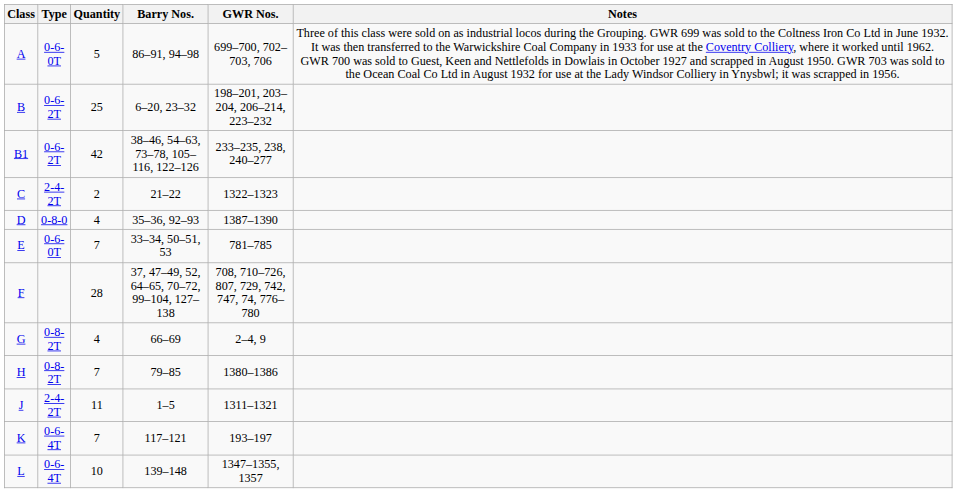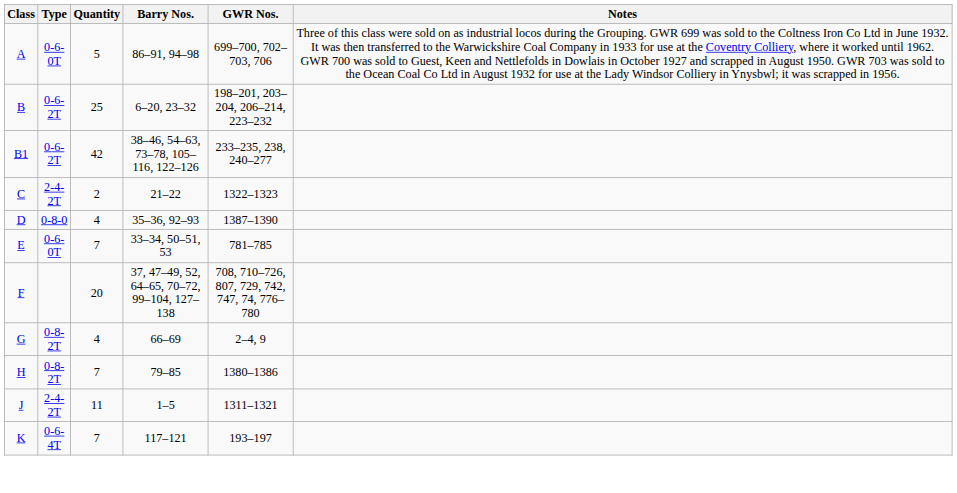(97, 292) 28 -> (97, 292) 20
- row: (21, 471)
